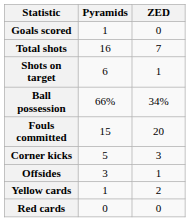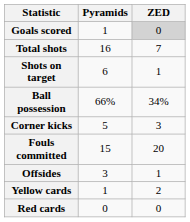(159, 30) no background -> (159, 30) lightgrey background
rows swapped: (41, 155) <-> (41, 131)
